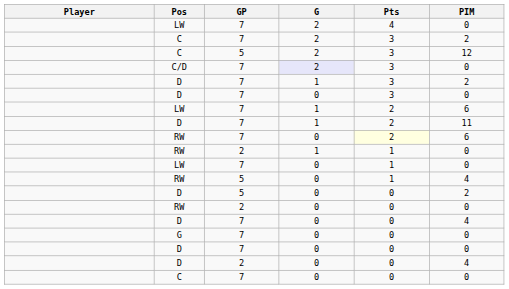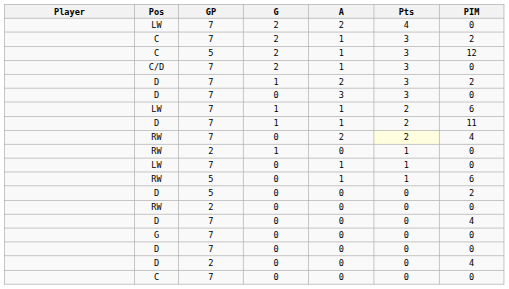+ column: (341, 11)
(317, 67) lavender background -> (276, 67) no background
(467, 137) 6 -> (472, 137) 4
(467, 179) 4 -> (472, 179) 6
